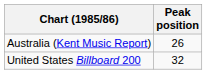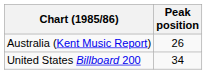(178, 60) 32 -> (178, 60) 34
